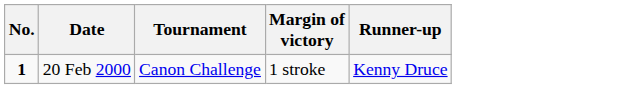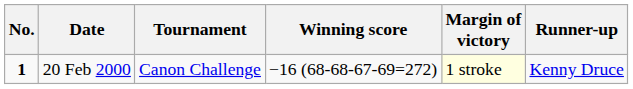+ column: (353, 29)
(297, 69) no background -> (474, 69) lightyellow background
